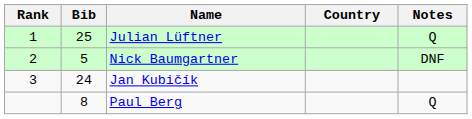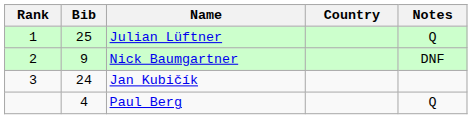(84, 59) 5 -> (84, 59) 9
(84, 103) 8 -> (84, 103) 4
